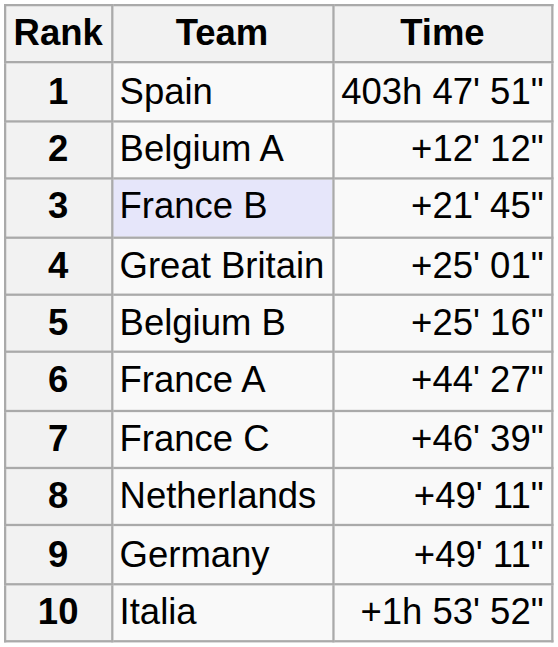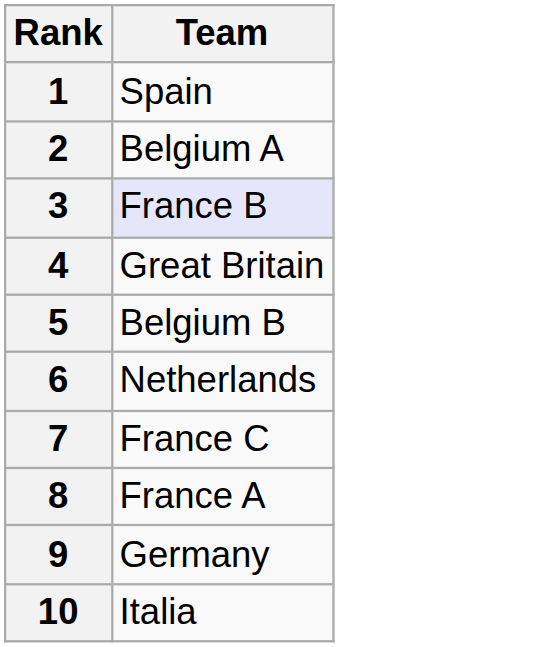- column: (442, 33)
(193, 380) France A -> (218, 380) Netherlands
(218, 496) Netherlands -> (193, 496) France A
